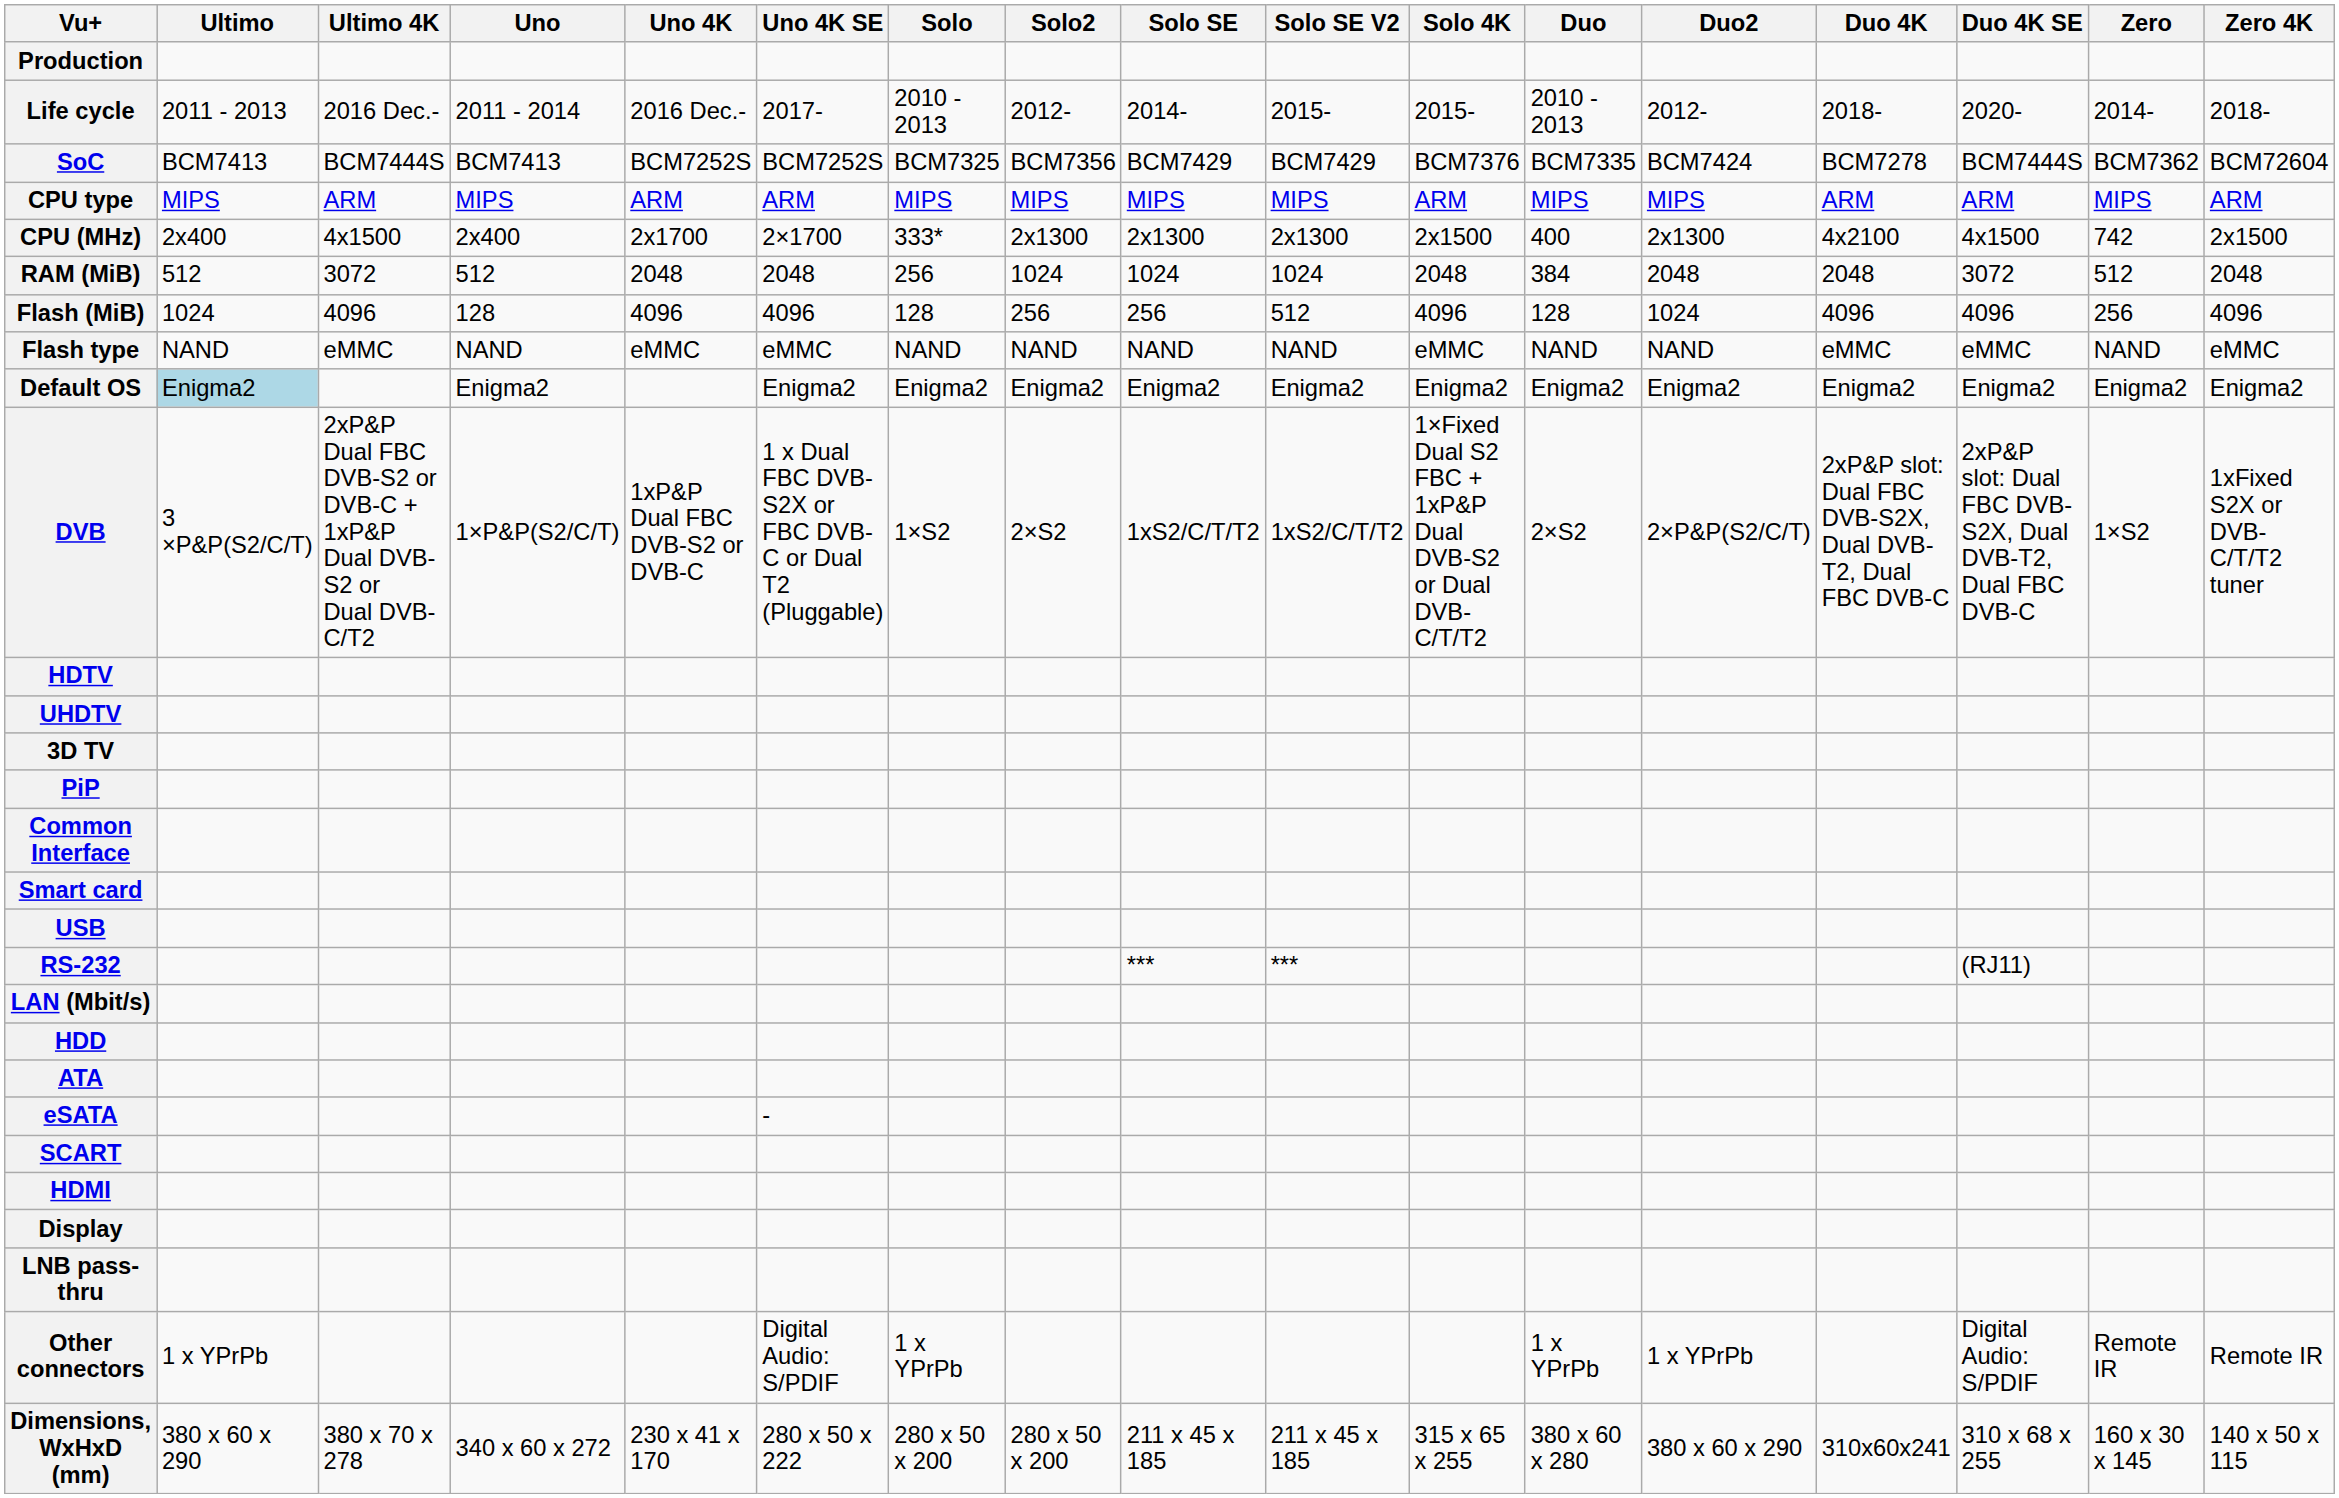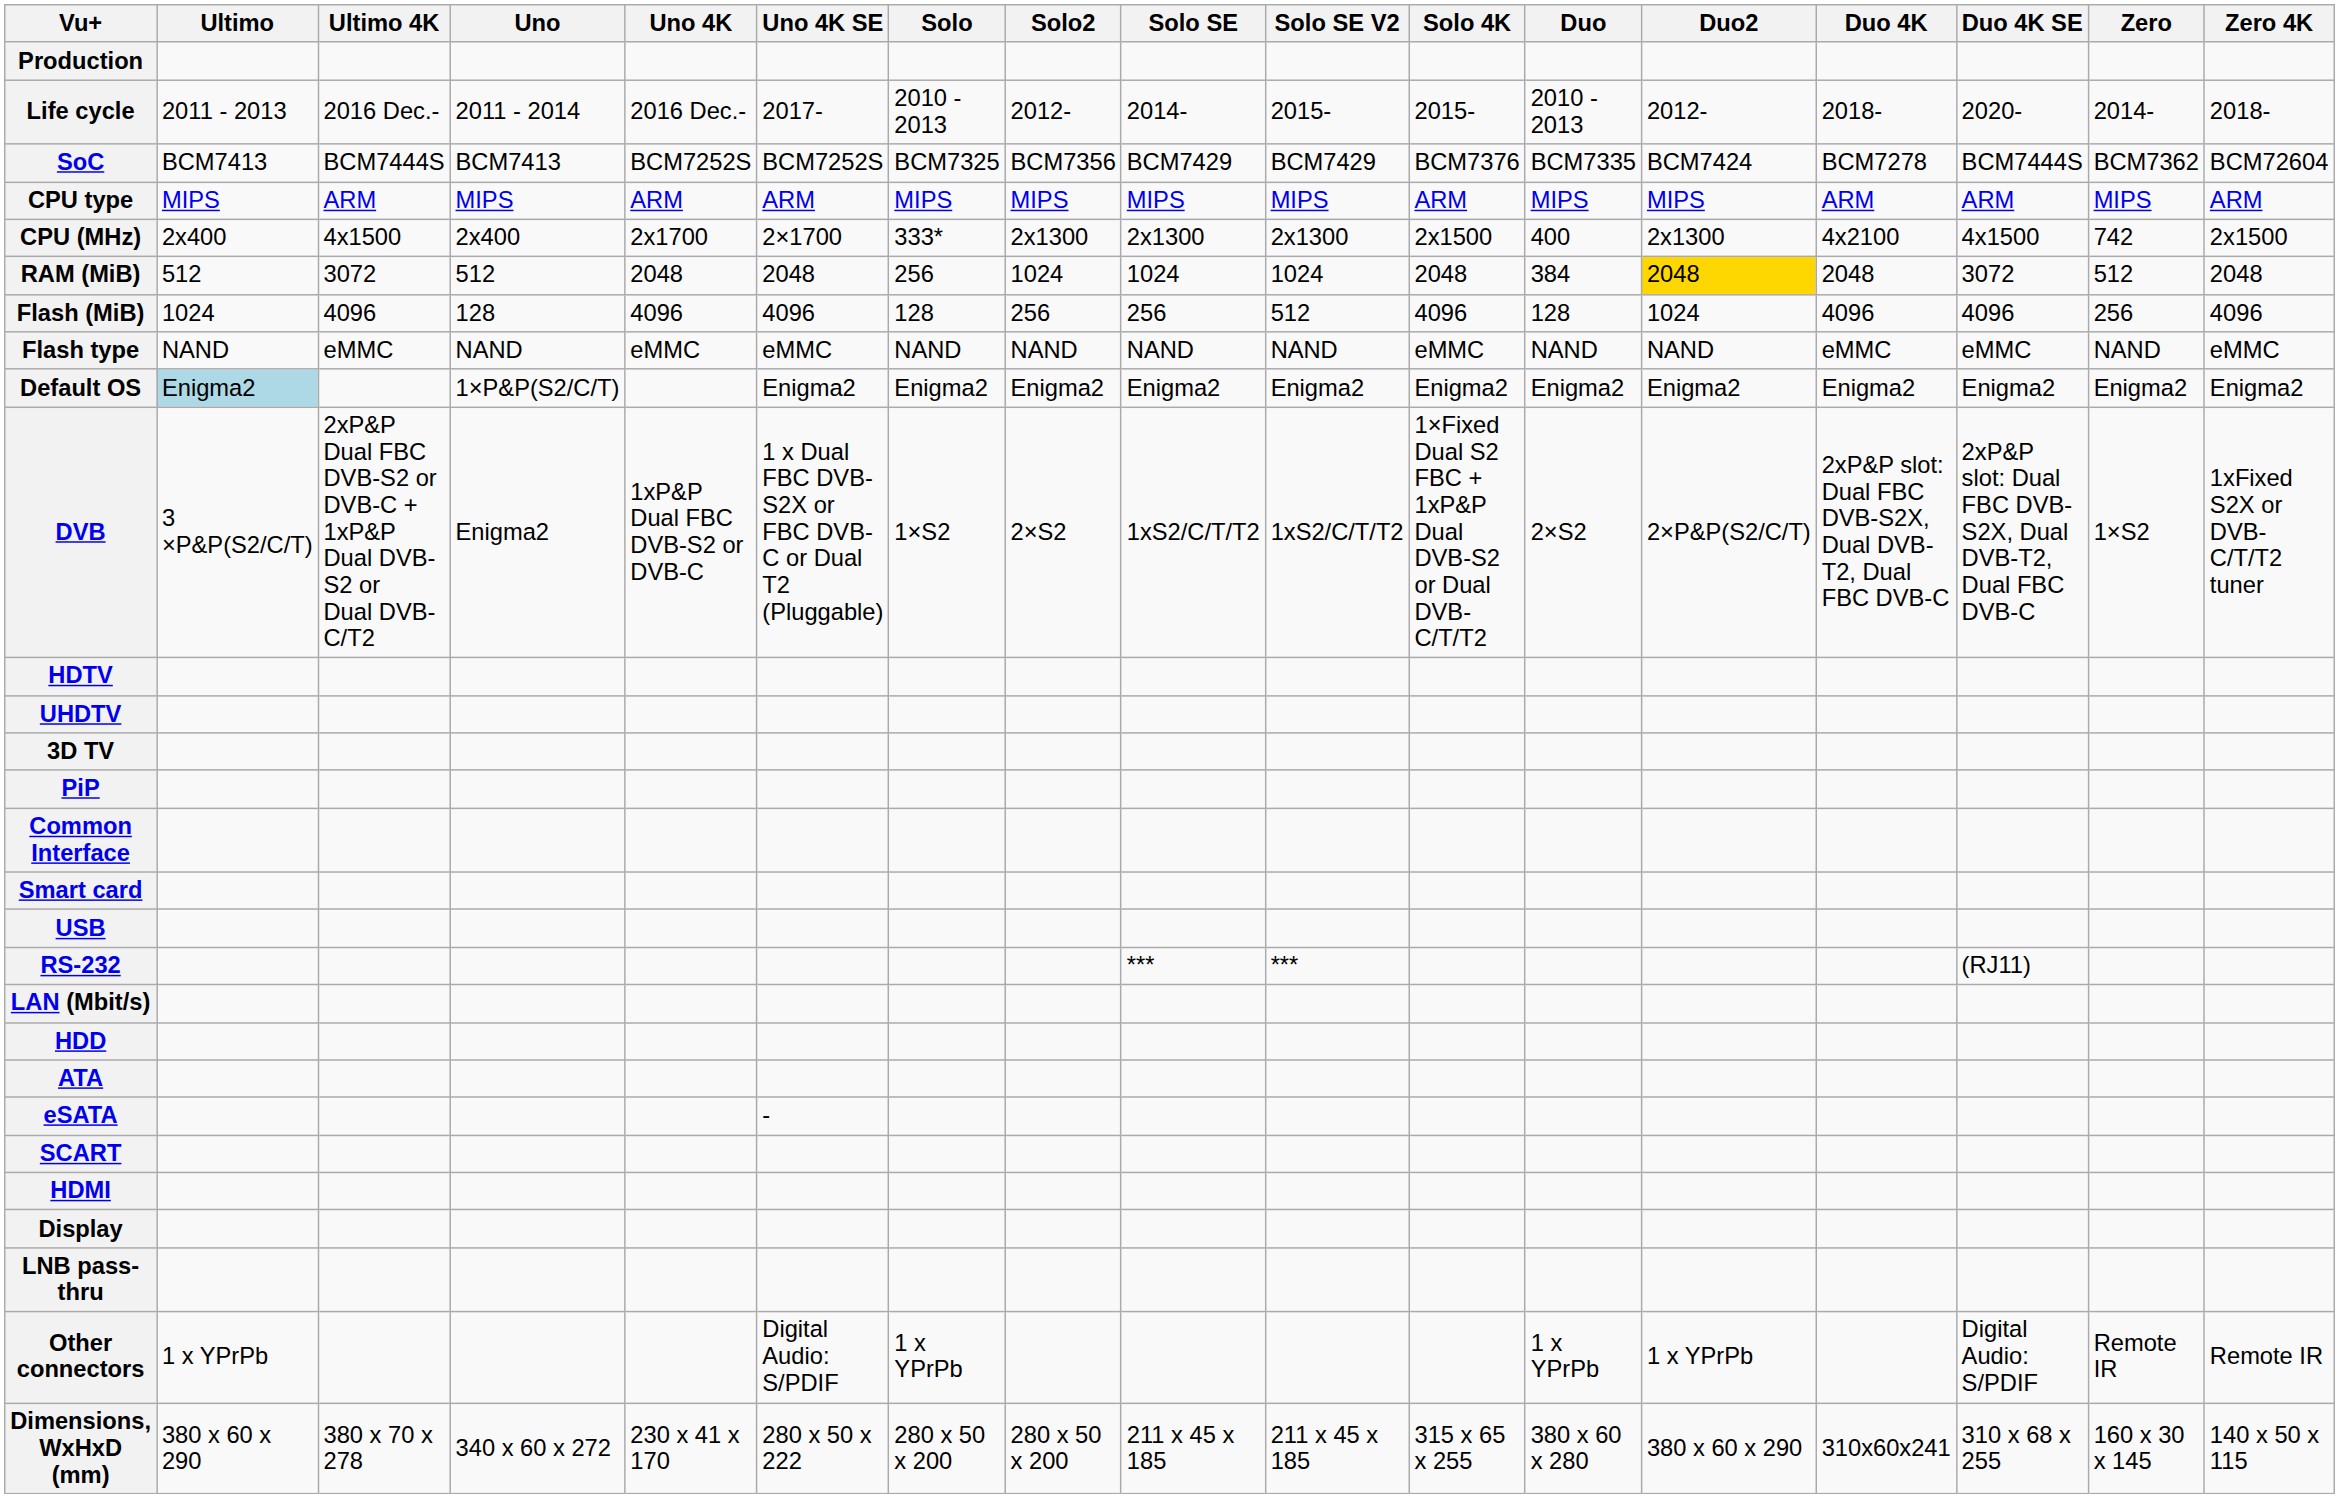(1673, 275) no background -> (1673, 275) gold background
(502, 387) Enigma2 -> (537, 387) 1×P&P(S2/C/T)
(537, 532) 1×P&P(S2/C/T) -> (502, 532) Enigma2
